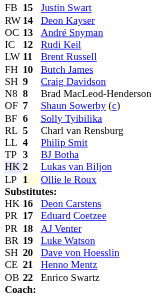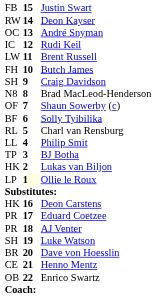(12, 167) lavender background -> (12, 167) no background
(12, 240) BR -> (11, 240) SH
(11, 253) SH -> (12, 253) BR
